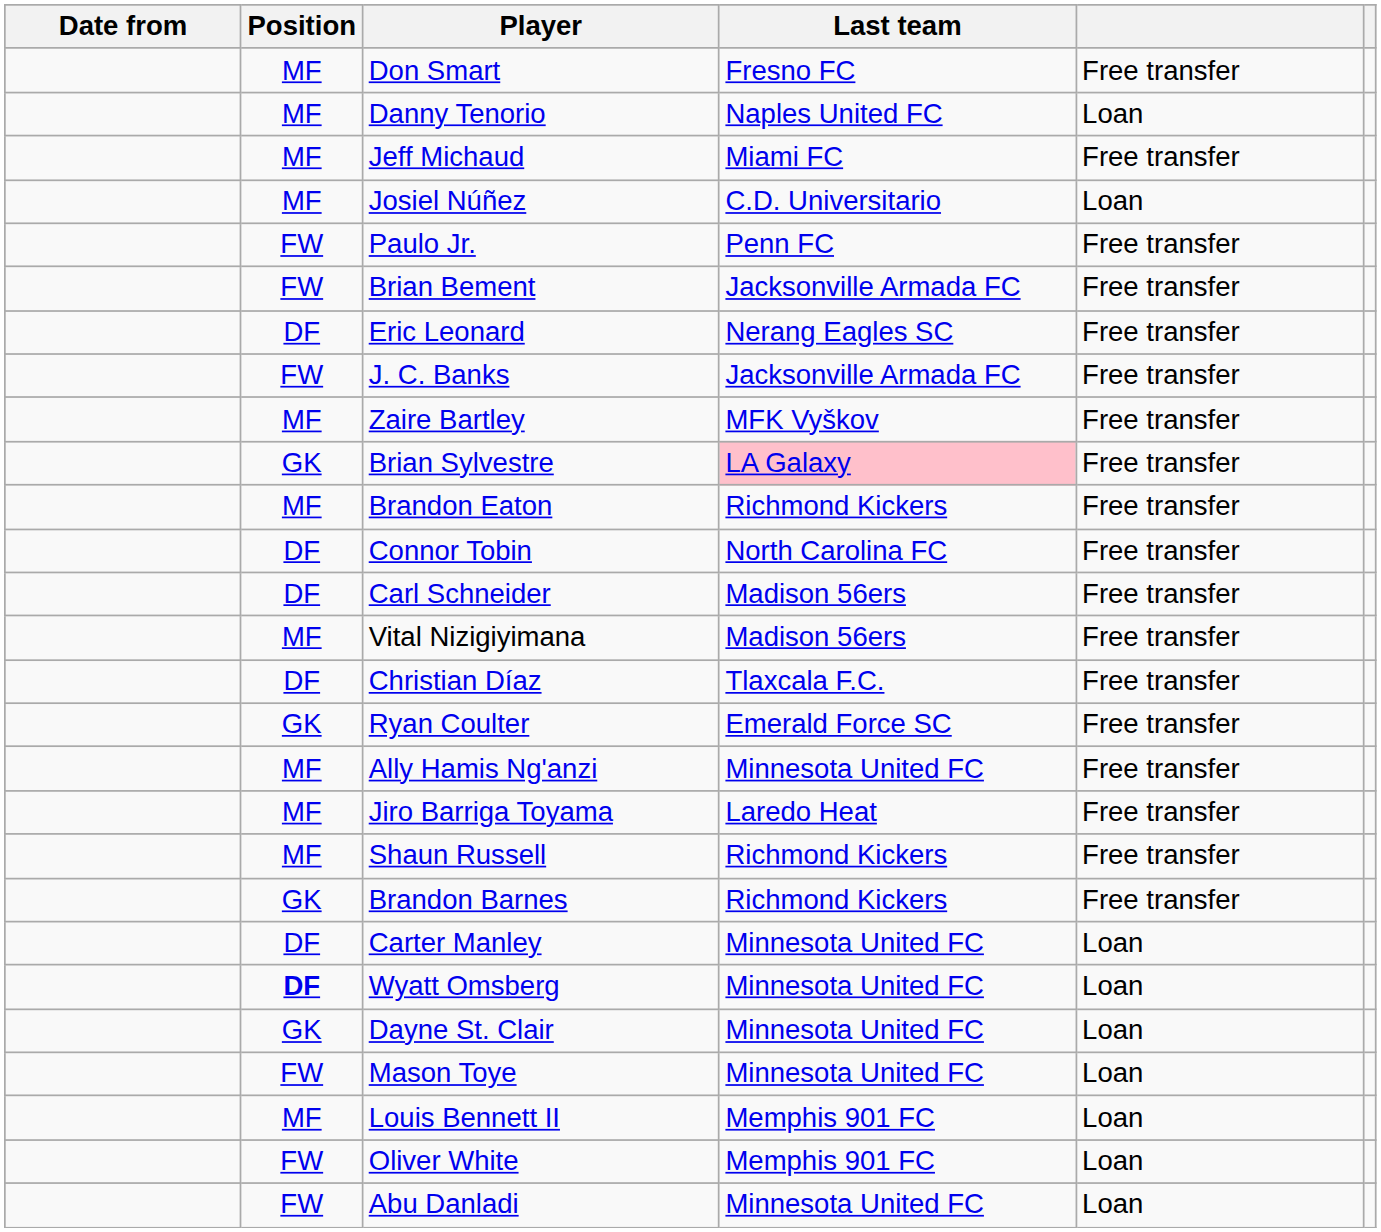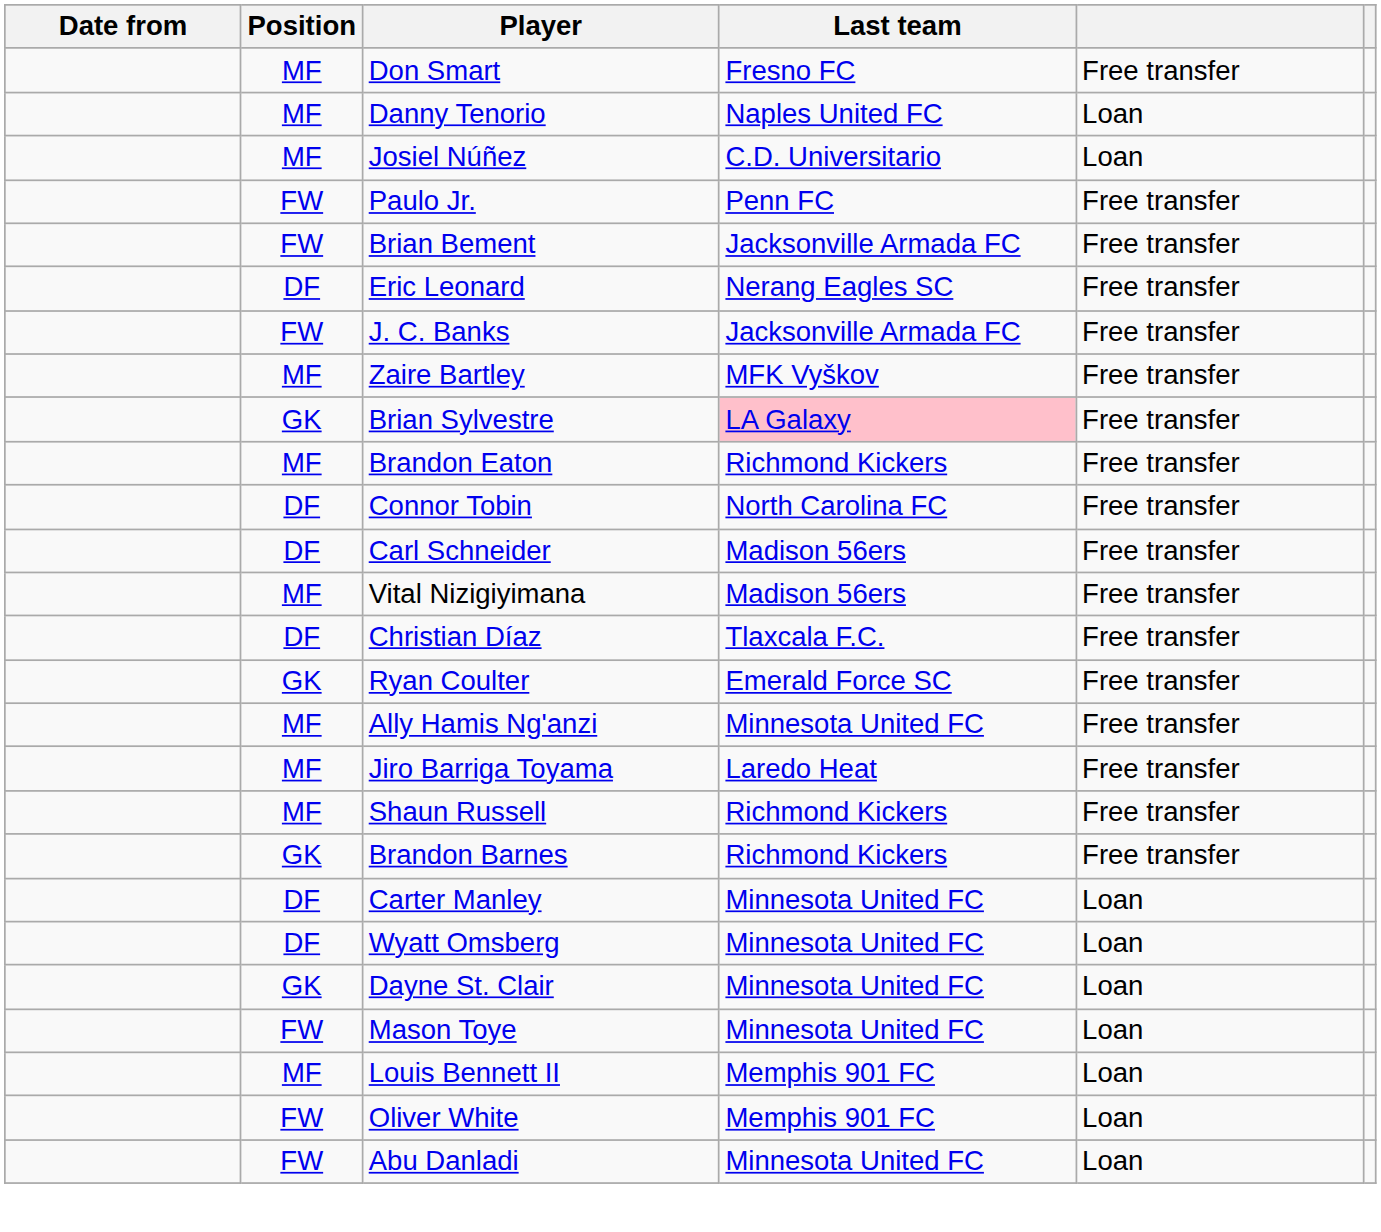- row: (446, 157)
(302, 986) bold -> (302, 942) normal
